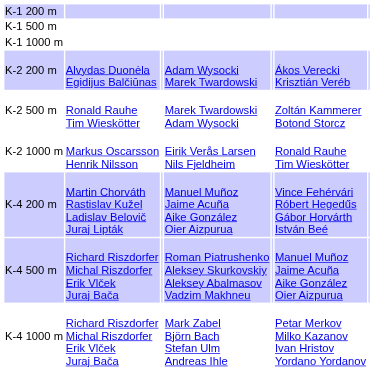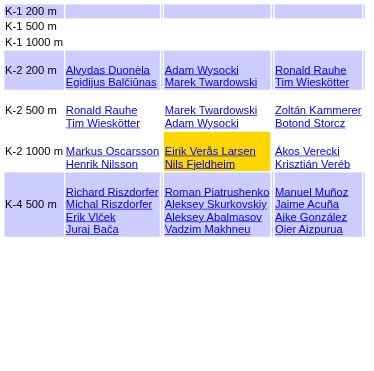(313, 76) Ákos Verecki Krisztián Veréb -> (312, 76) Ronald Rauhe Tim Wieskötter
(210, 157) no background -> (210, 157) gold background
(312, 157) Ronald Rauhe Tim Wieskötter -> (313, 157) Ákos Verecki Krisztián Veréb
- row: (31, 204)
- row: (34, 336)
